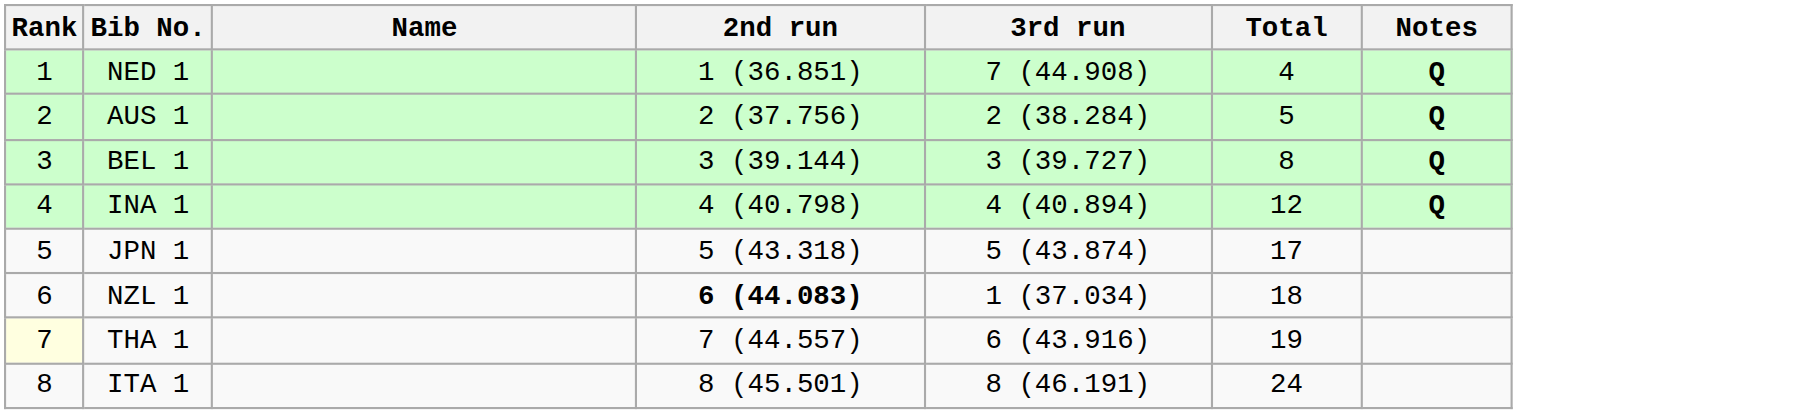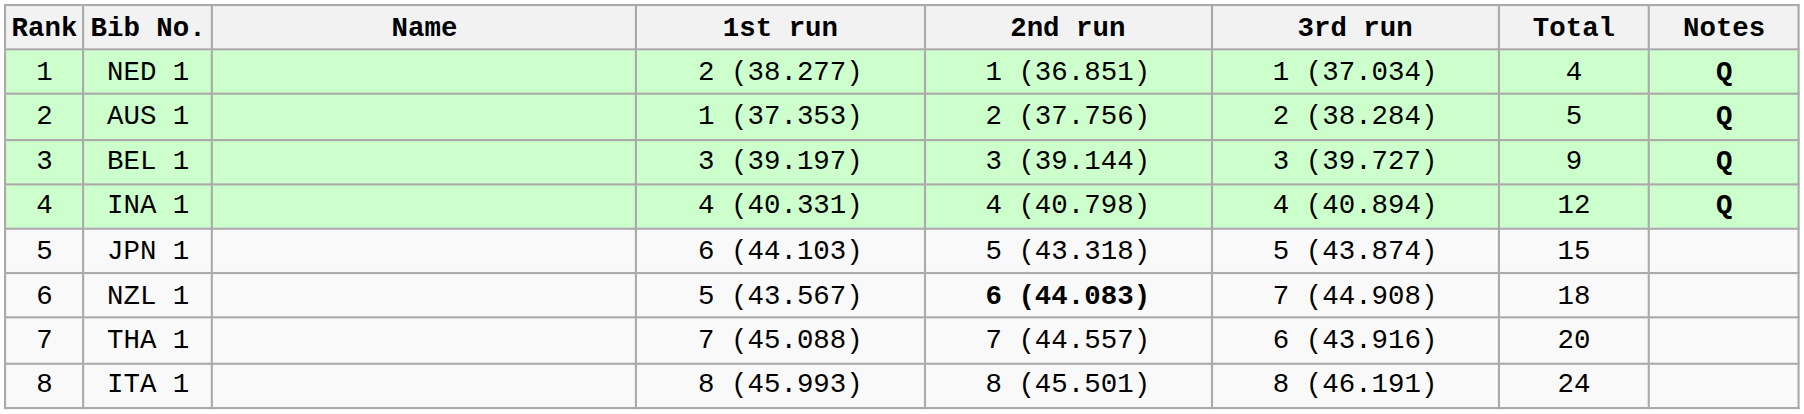+ column: (780, 27)
(1068, 72) 7 (44.908) -> (1355, 72) 1 (37.034)
(1287, 162) 8 -> (1574, 162) 9
(1287, 251) 17 -> (1574, 251) 15
(1068, 296) 1 (37.034) -> (1355, 296) 7 (44.908)
(45, 340) lightyellow background -> (45, 340) no background
(1287, 340) 19 -> (1574, 340) 20
